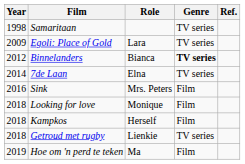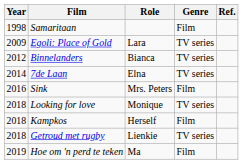(195, 27) TV series -> (186, 27) Film
(196, 58) bold -> (195, 58) normal
(186, 105) Film -> (195, 105) TV series
